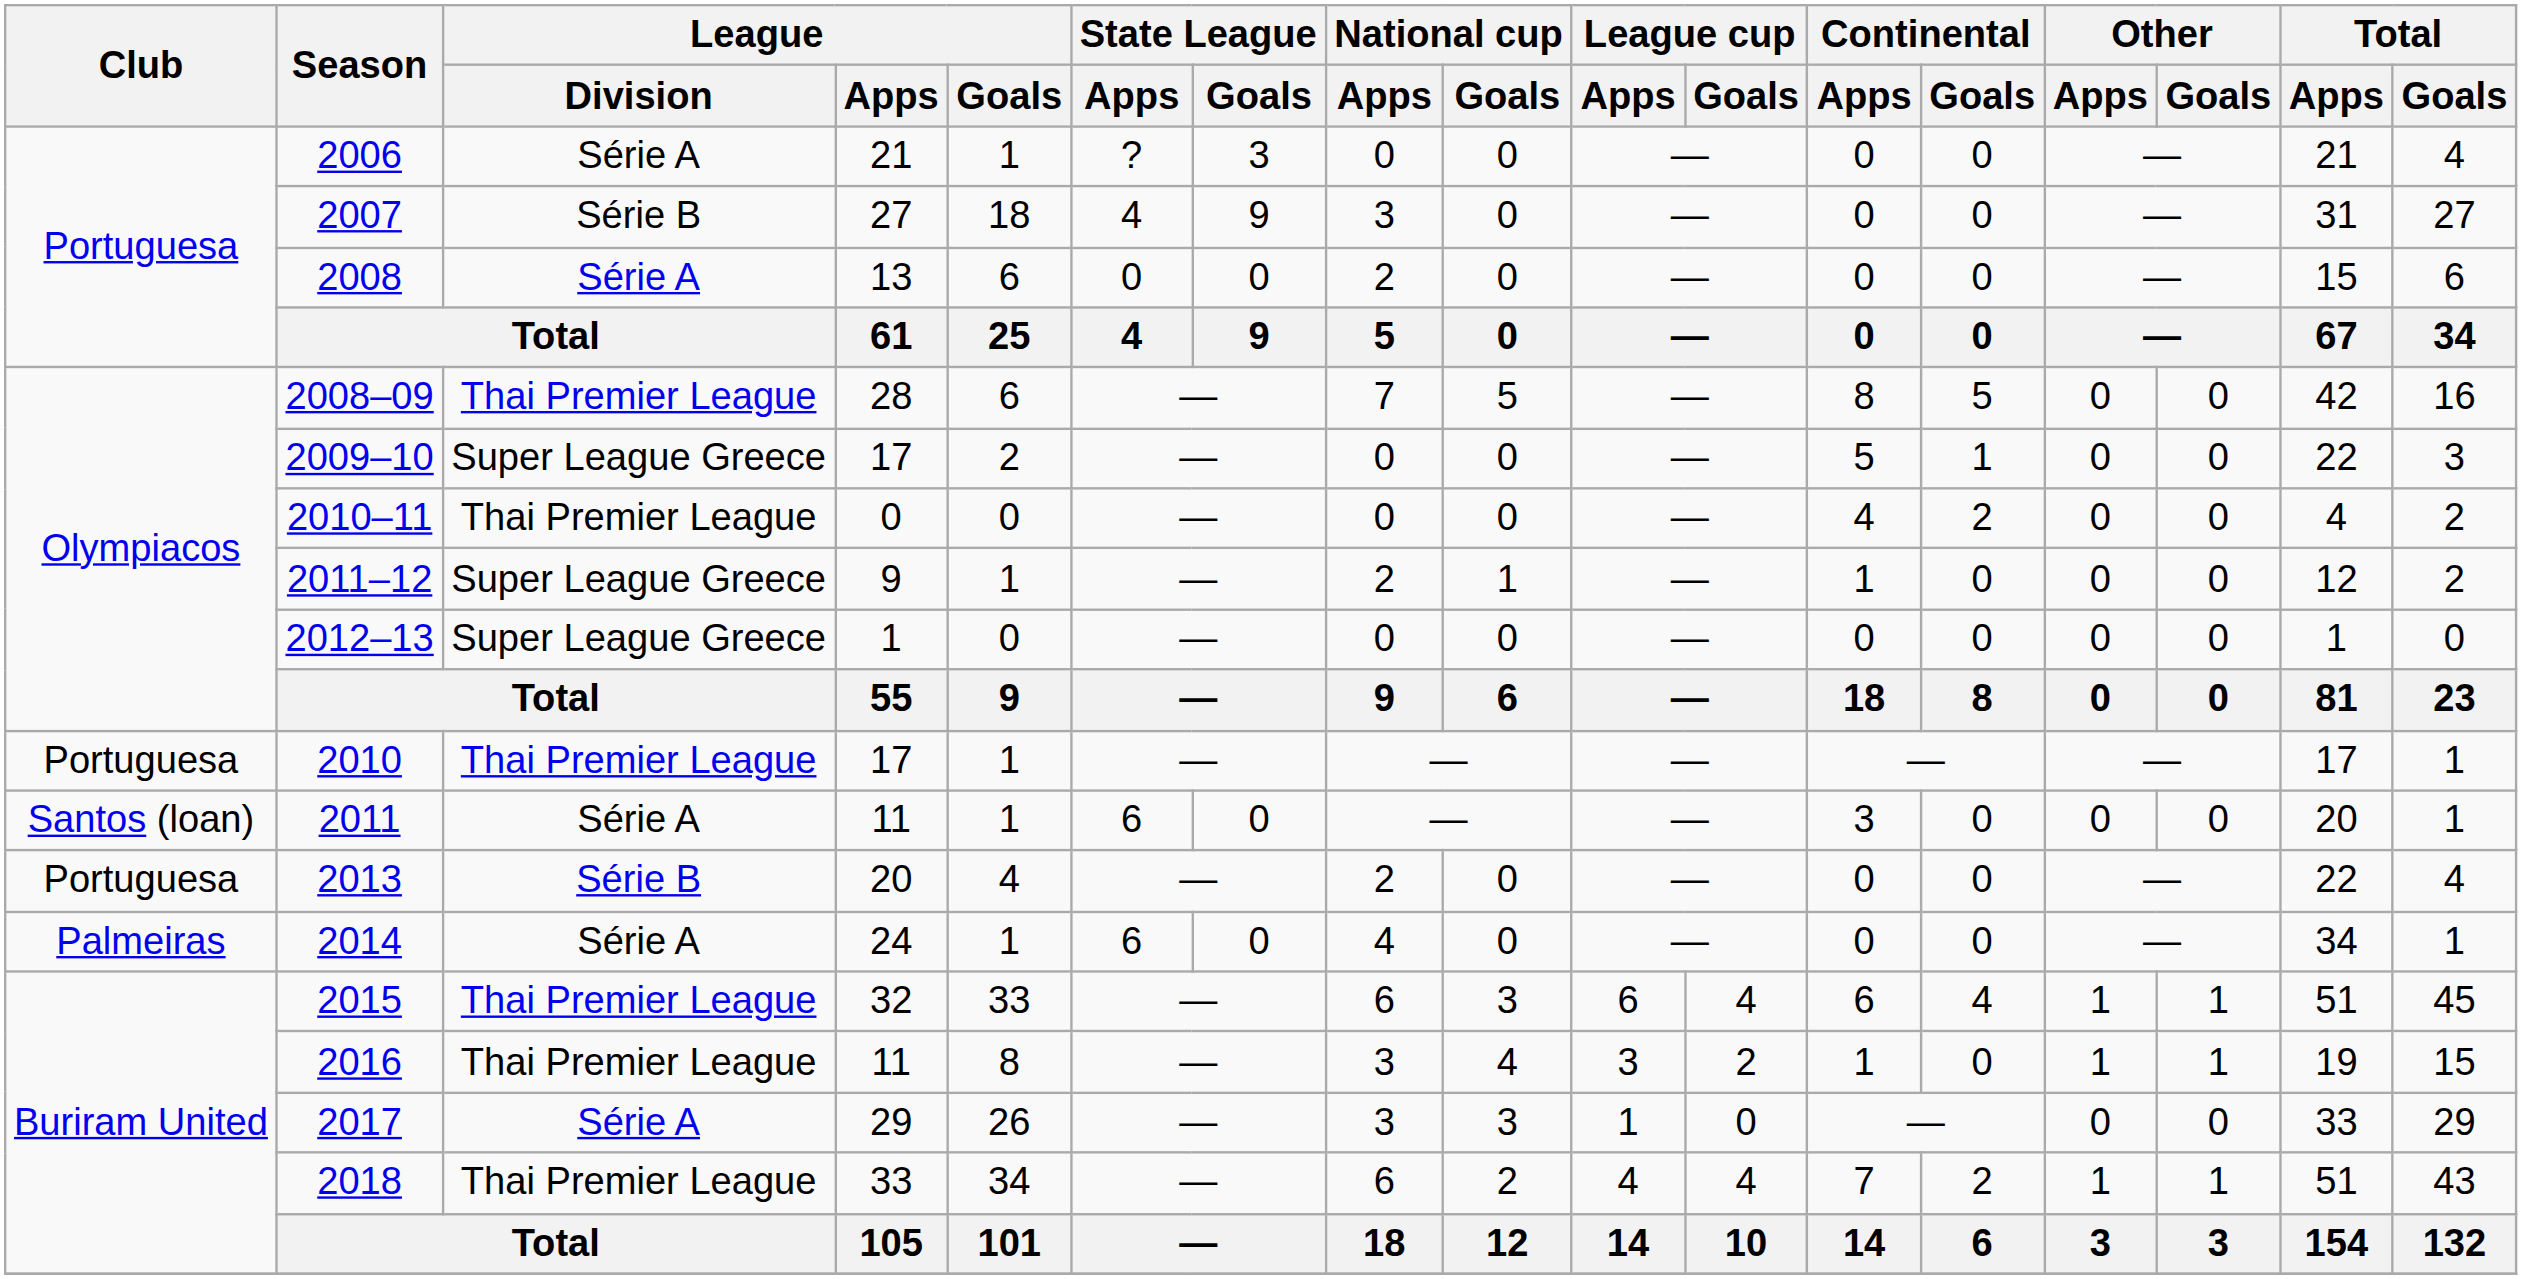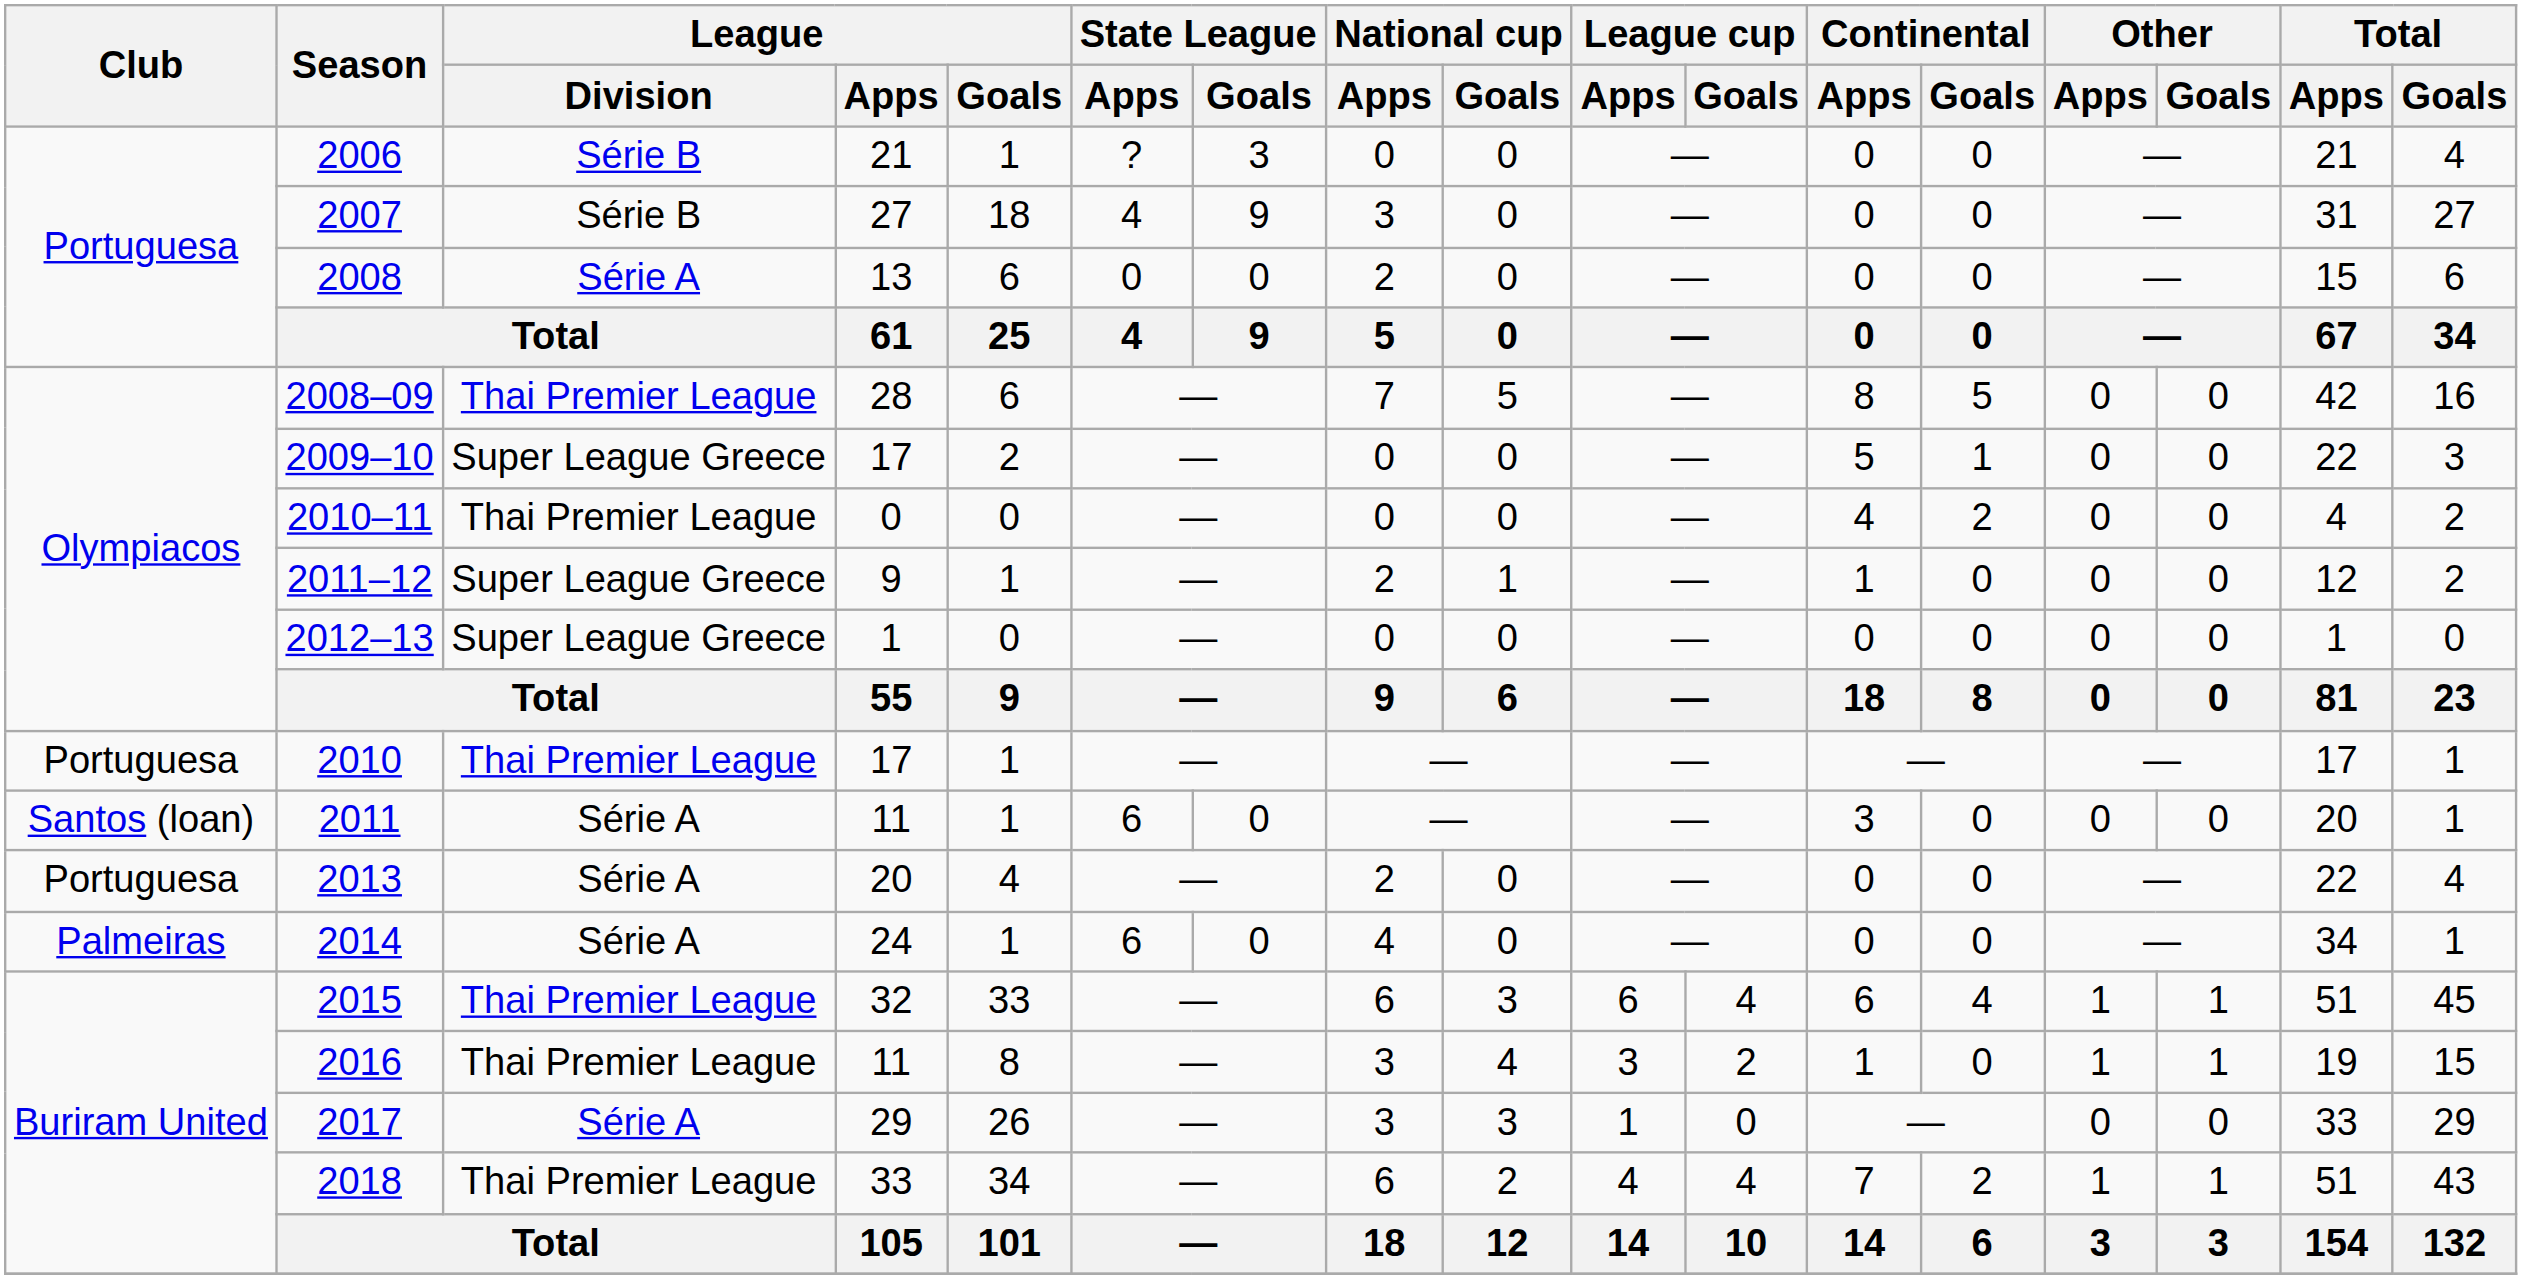(639, 155) Série A -> (639, 155) Série B
(639, 880) Série B -> (639, 880) Série A
